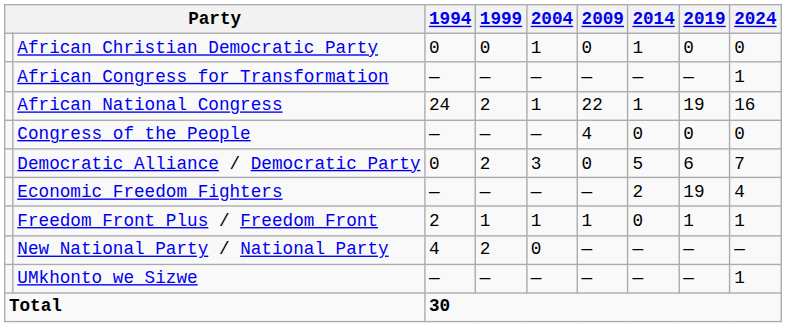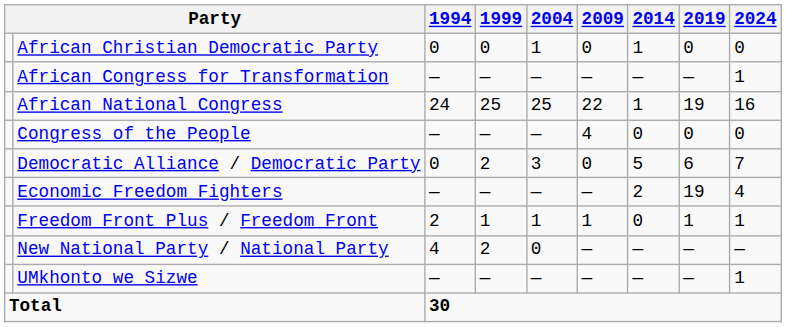(485, 106) 2 -> (490, 106) 25
(536, 106) 1 -> (541, 106) 25
